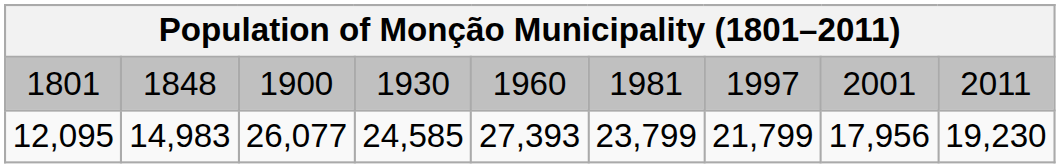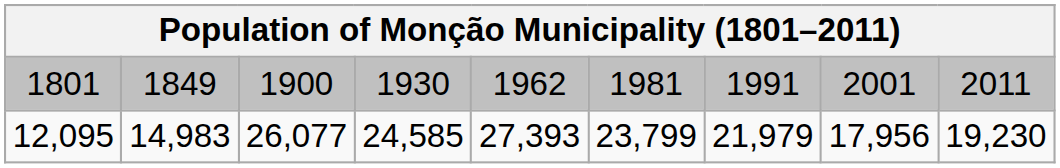(180, 83) 1848 -> (180, 83) 1849
(530, 83) 1960 -> (530, 83) 1962
(763, 83) 1997 -> (763, 83) 1991
(763, 135) 21,799 -> (763, 135) 21,979
